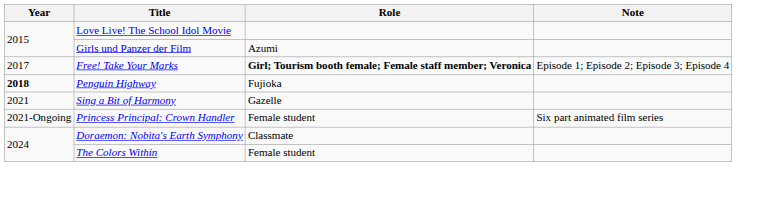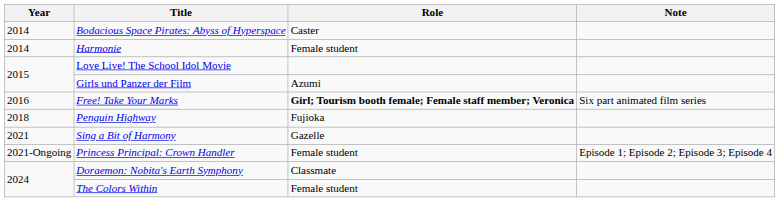+ row: (181, 30)
+ row: (99, 48)
(18, 65) 2017 -> (18, 100) 2016
(633, 65) Episode 1; Episode 2; Episode 3; Episode 4 -> (643, 100) Six part animated film series
(18, 83) bold -> (18, 118) normal
(600, 118) Six part animated film series -> (676, 153) Episode 1; Episode 2; Episode 3; Episode 4
